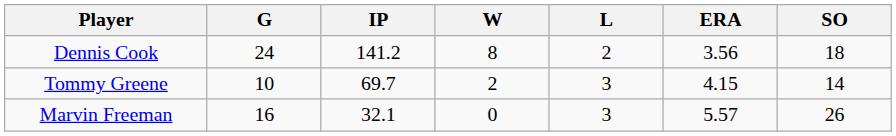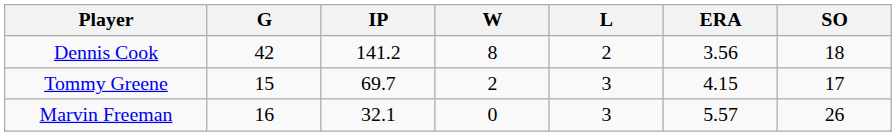(264, 51) 24 -> (264, 51) 42
(264, 83) 10 -> (264, 83) 15
(835, 83) 14 -> (835, 83) 17
